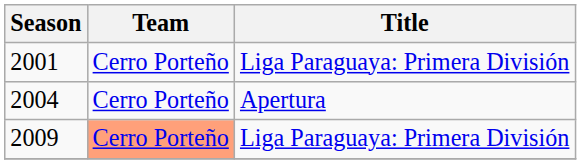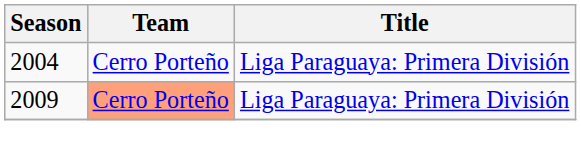- row: (34, 61)
(283, 100) Apertura -> (405, 61) Liga Paraguaya: Primera División
